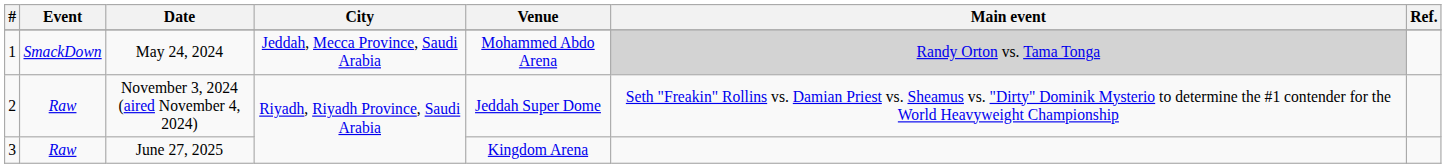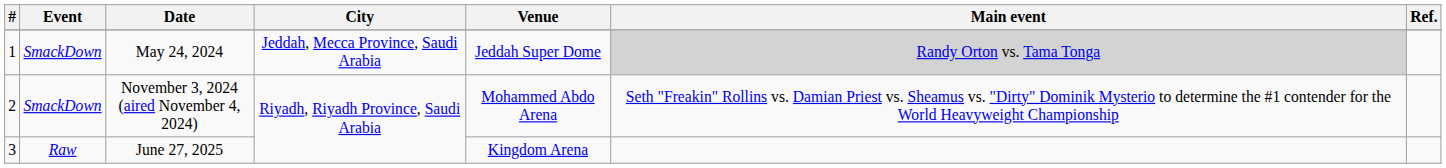(538, 51) Mohammed Abdo Arena -> (538, 51) Jeddah Super Dome
(63, 105) Raw -> (63, 105) SmackDown
(538, 105) Jeddah Super Dome -> (538, 105) Mohammed Abdo Arena
